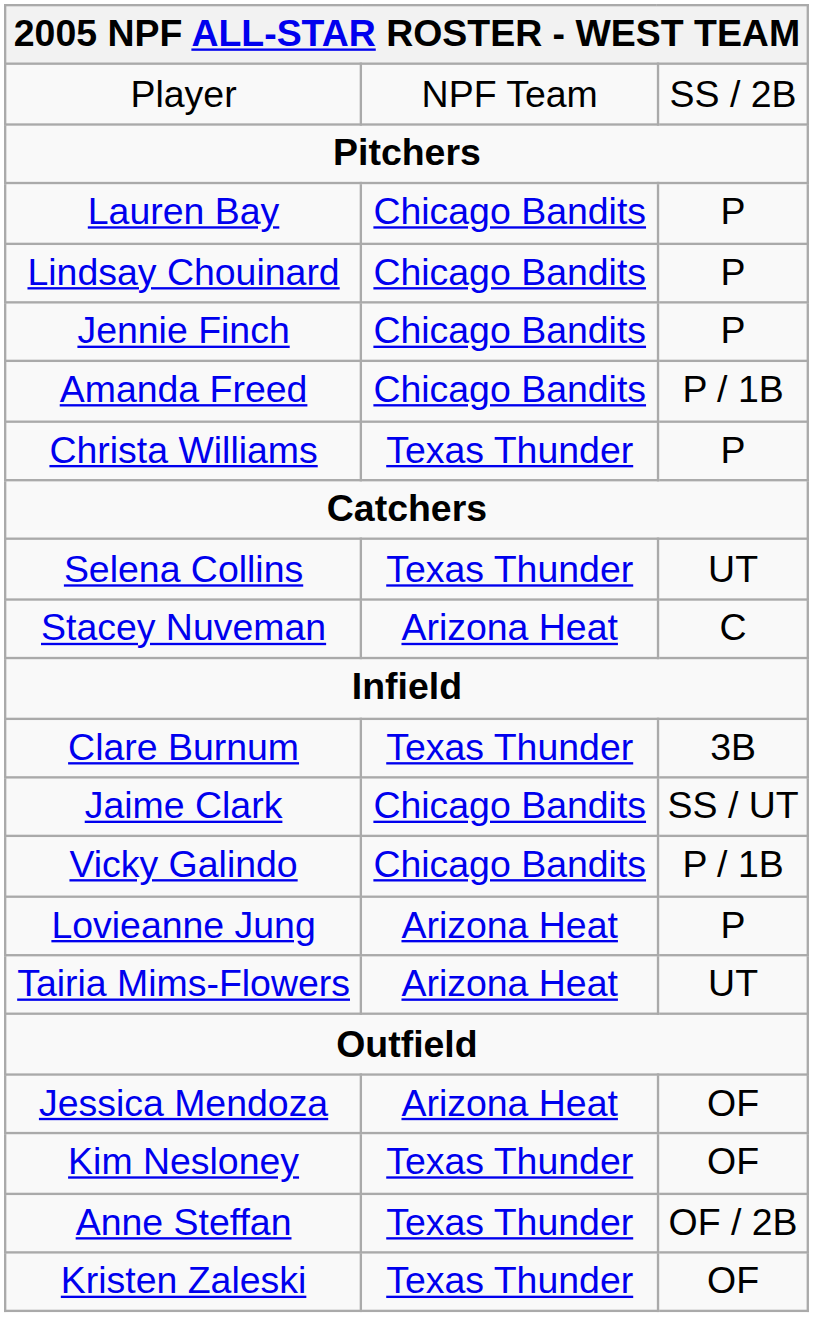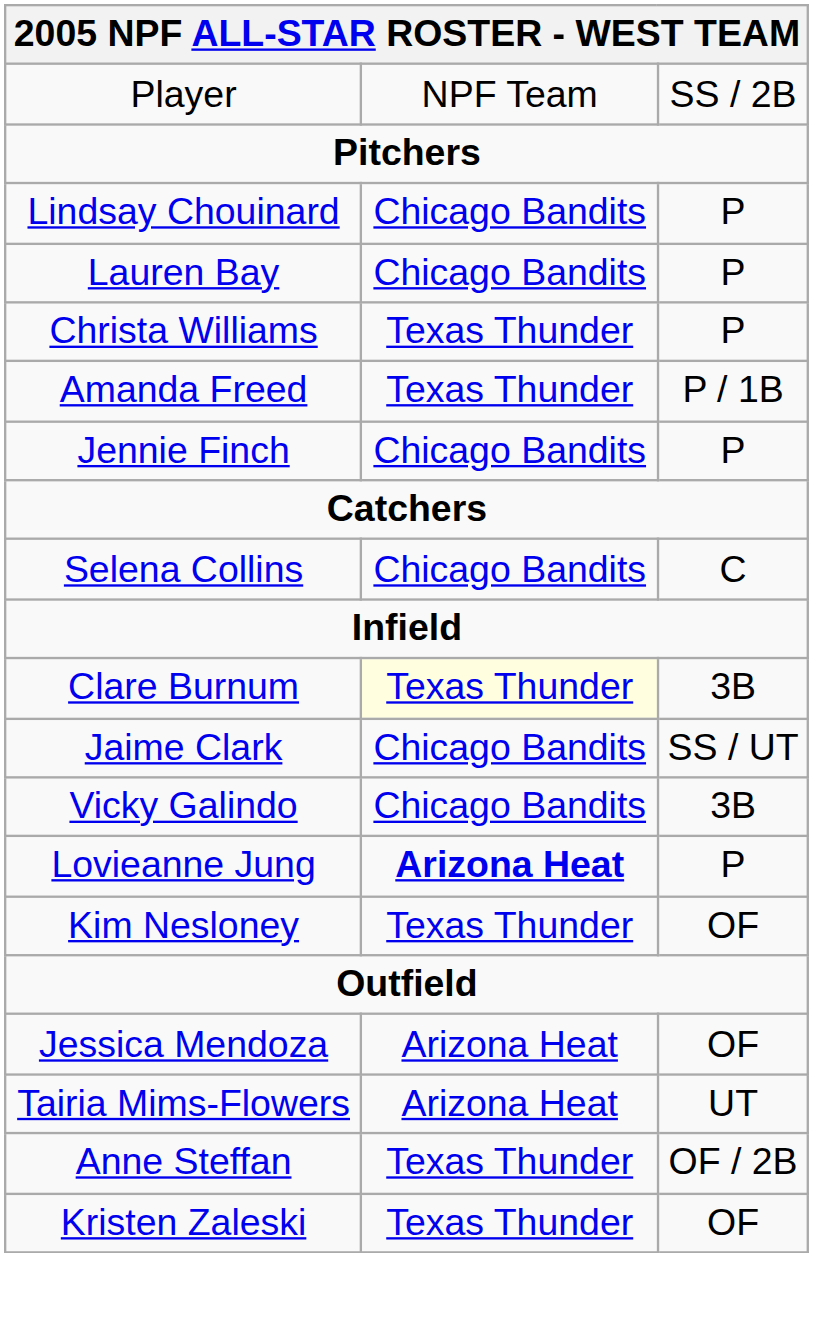rows swapped: (184, 212) <-> (184, 271)
rows swapped: (184, 331) <-> (184, 449)
(510, 390) Chicago Bandits -> (510, 390) Texas Thunder
(510, 568) Texas Thunder -> (510, 568) Chicago Bandits
(733, 568) UT -> (733, 568) C
- row: (184, 627)
(510, 746) no background -> (510, 687) lightyellow background
(733, 865) P / 1B -> (733, 806) 3B
(510, 924) normal -> (510, 865) bold
rows swapped: (184, 984) <-> (184, 1162)
